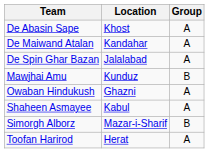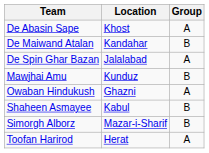(187, 44) A -> (187, 44) B
(187, 108) A -> (187, 108) B
